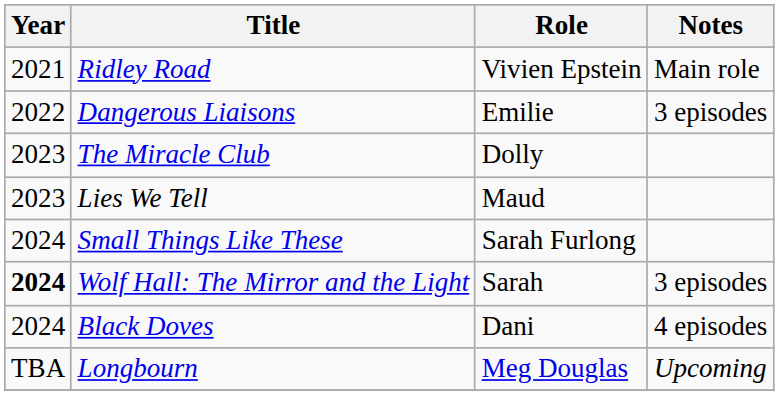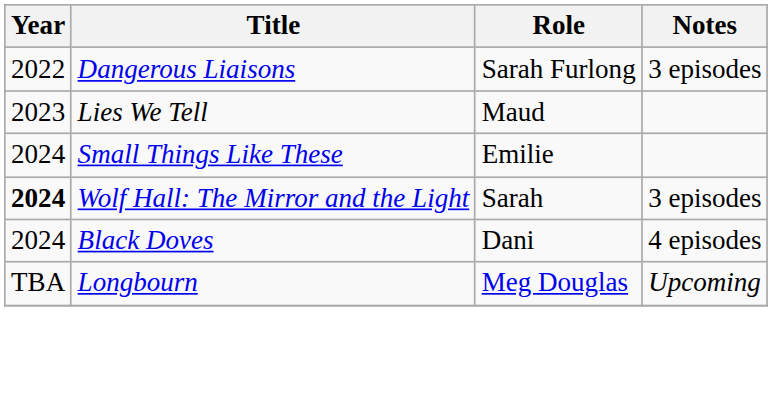- row: (144, 68)
(518, 111) Emilie -> (559, 68) Sarah Furlong
- row: (174, 154)
(559, 240) Sarah Furlong -> (518, 154) Emilie
